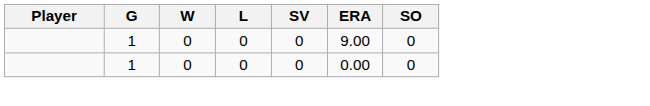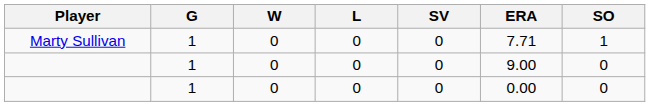+ row: (78, 40)
